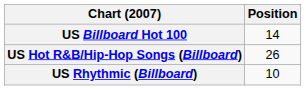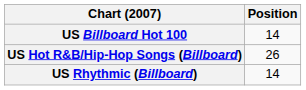(273, 74) 10 -> (273, 74) 14
